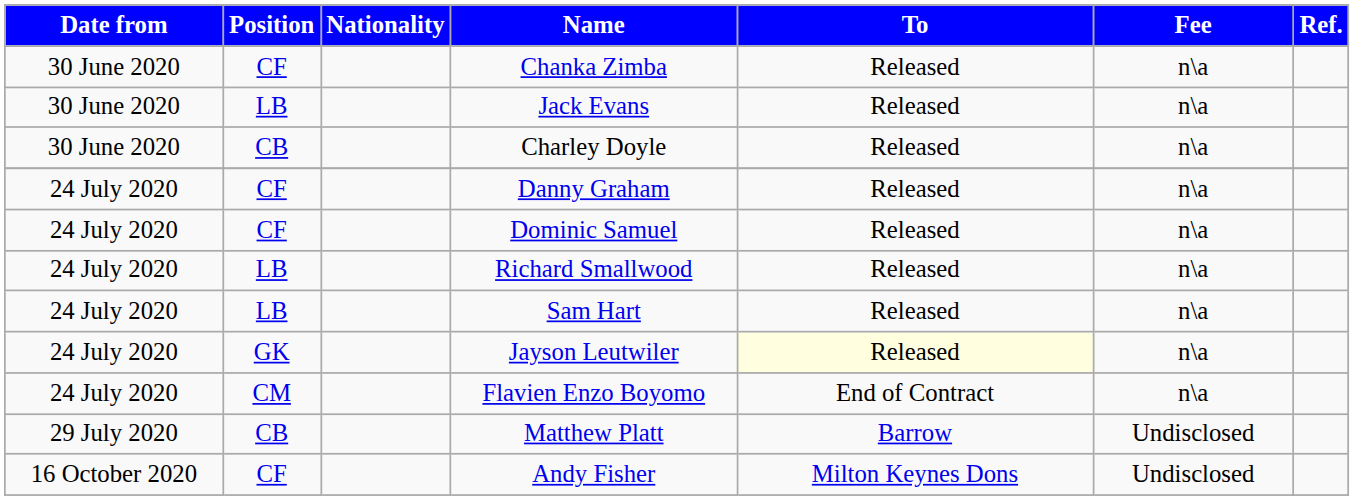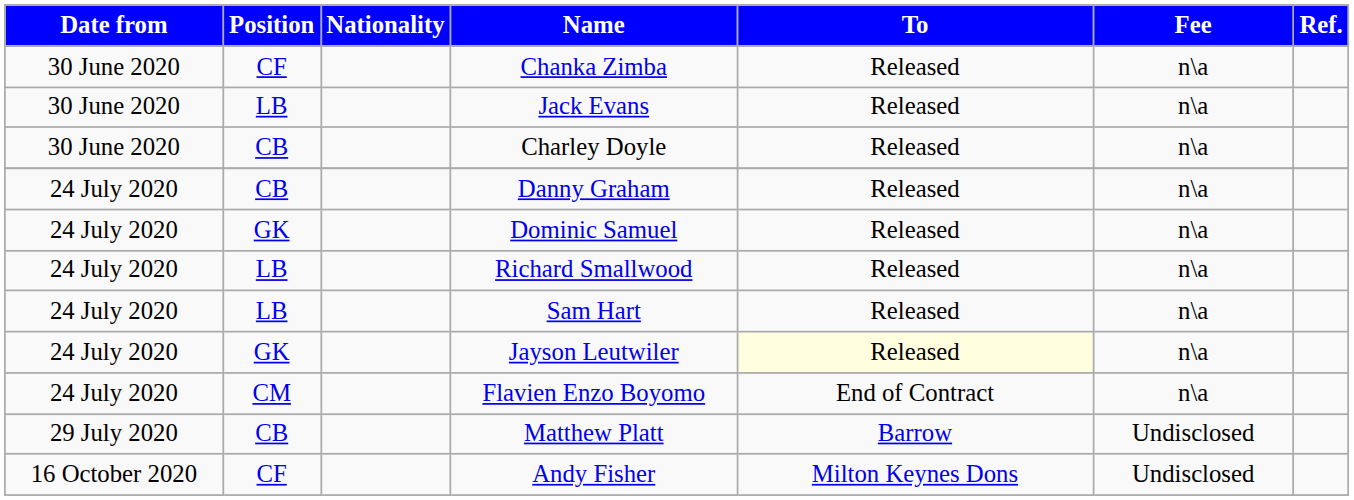(272, 188) CF -> (272, 188) CB
(272, 229) CF -> (272, 229) GK
